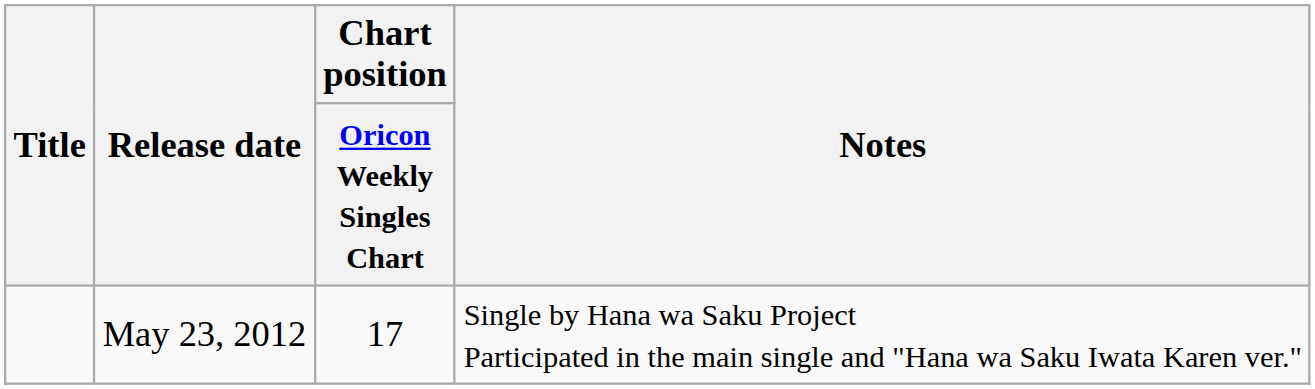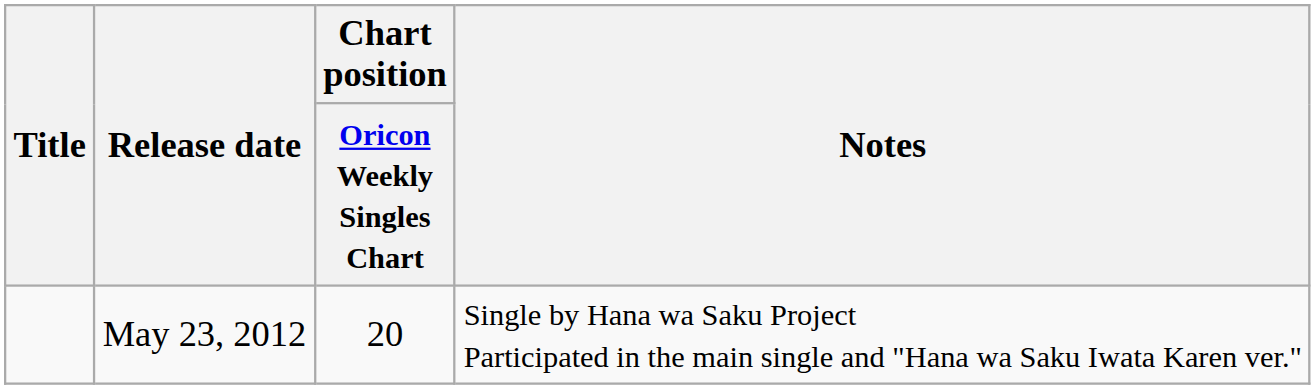(385, 333) 17 -> (385, 333) 20
